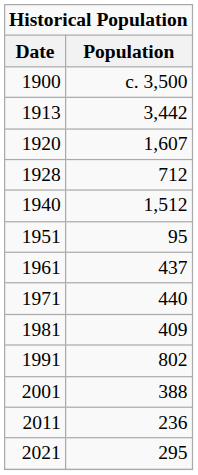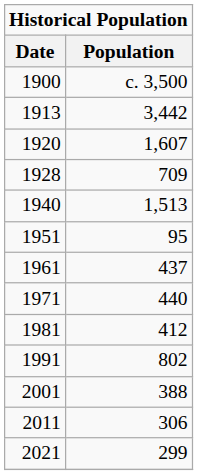(173, 174) 712 -> (173, 174) 709
(166, 205) 1,512 -> (166, 205) 1,513
(173, 329) 409 -> (173, 329) 412
(173, 422) 236 -> (173, 422) 306
(173, 453) 295 -> (173, 453) 299
